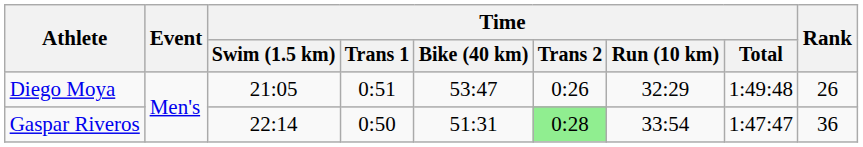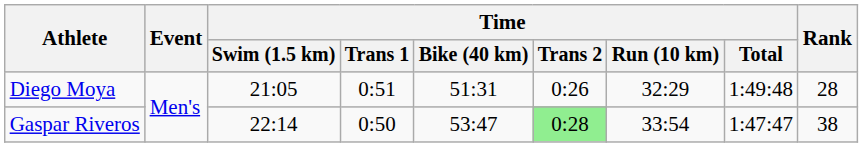(473, 89) 53:47 -> (473, 89) 51:31
(827, 89) 26 -> (827, 89) 28
(473, 124) 51:31 -> (473, 124) 53:47
(827, 124) 36 -> (827, 124) 38
